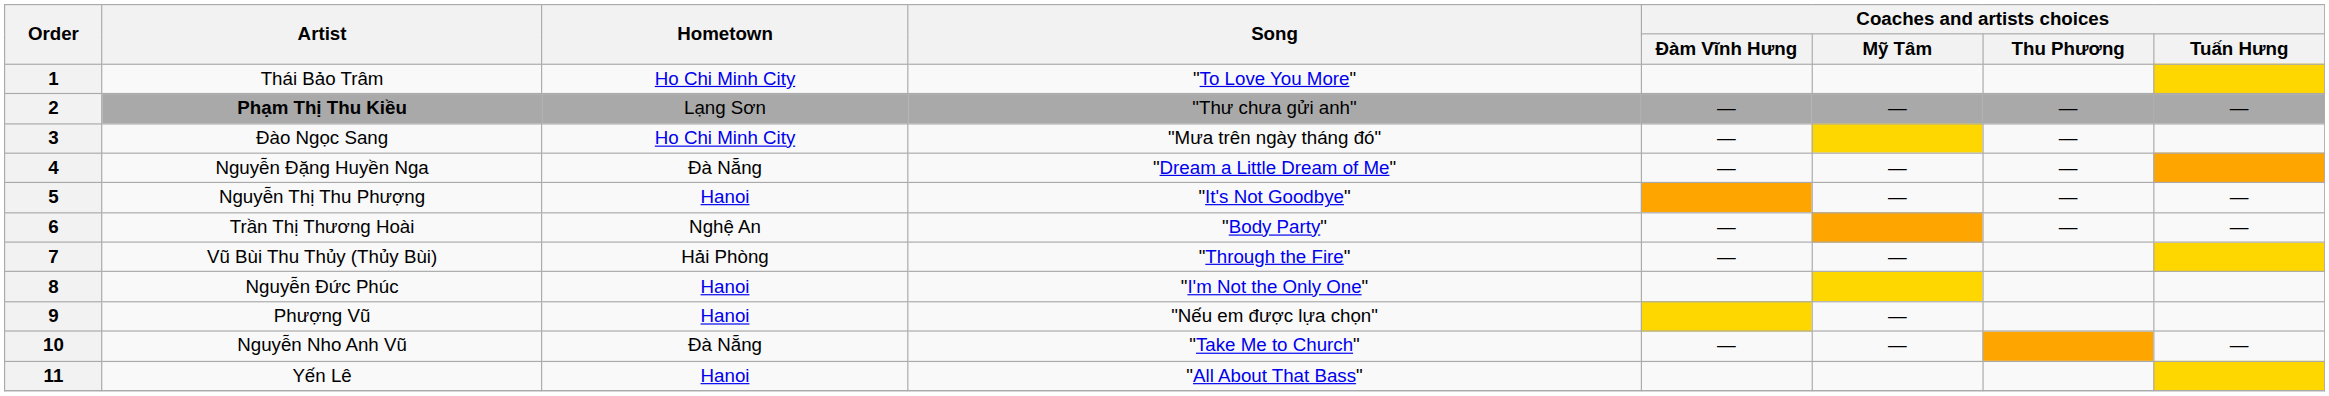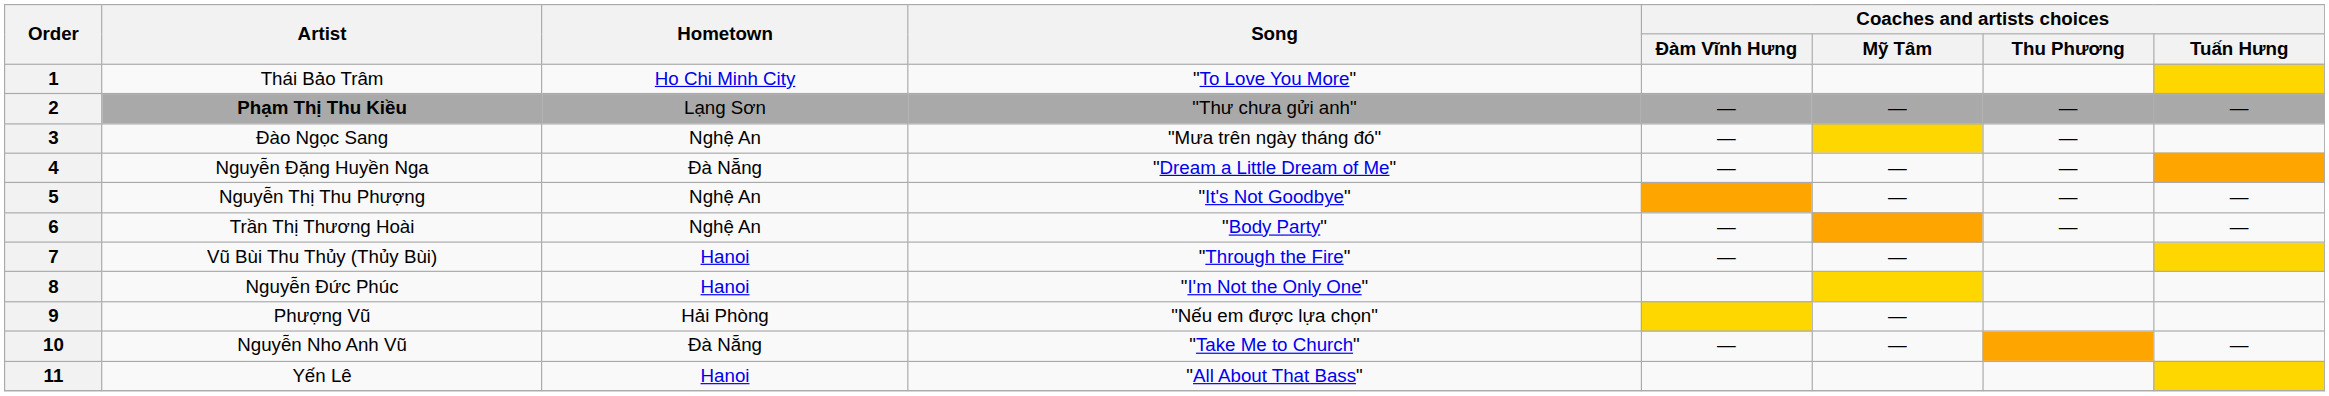(725, 138) Ho Chi Minh City -> (725, 138) Nghệ An
(725, 197) Hanoi -> (725, 197) Nghệ An
(725, 256) Hải Phòng -> (725, 256) Hanoi
(725, 316) Hanoi -> (725, 316) Hải Phòng
